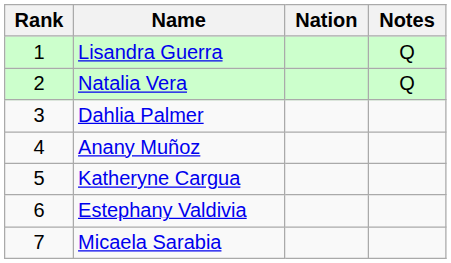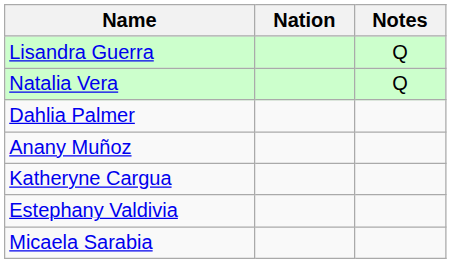- column: (39, 20)
